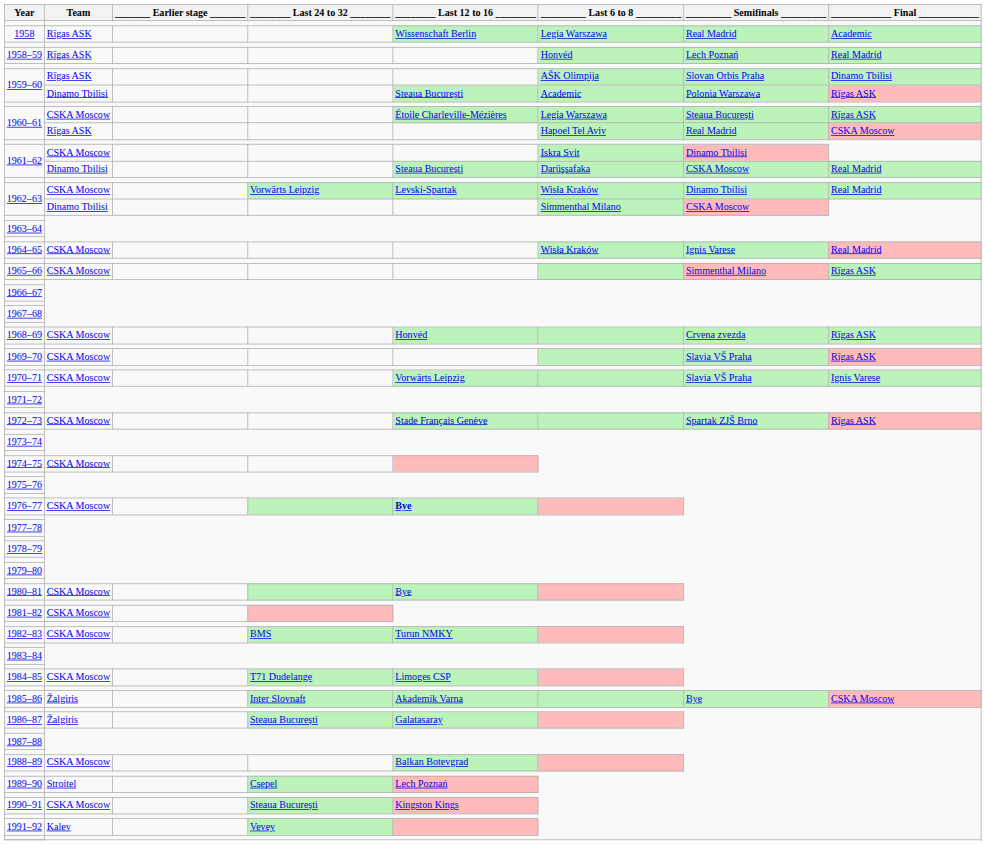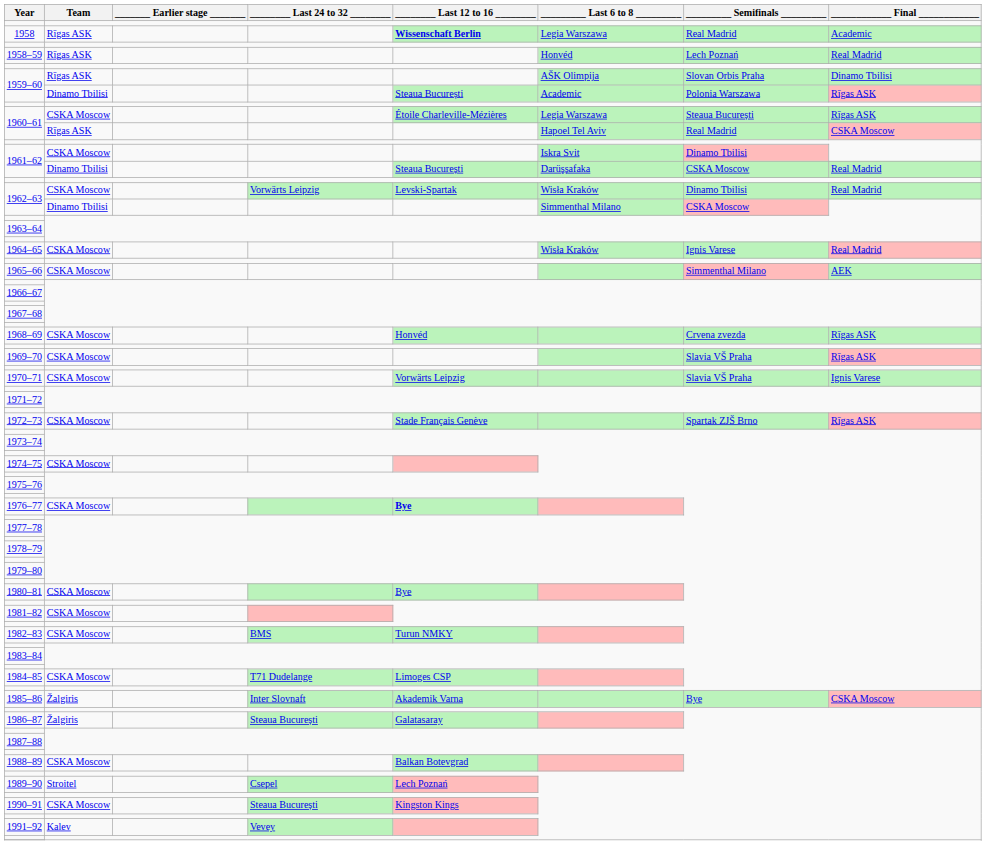(436, 33) normal -> (438, 33) bold
(853, 271) Rīgas ASK -> (841, 271) AEK
